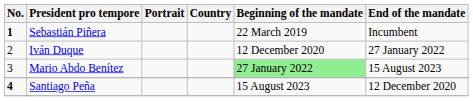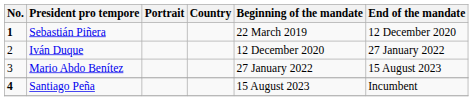(393, 31) Incumbent -> (412, 31) 12 December 2020
(275, 68) lightgreen background -> (275, 68) no background
(412, 86) 12 December 2020 -> (393, 86) Incumbent
